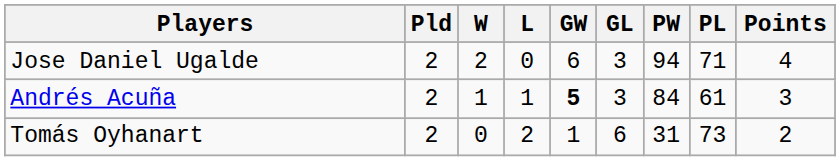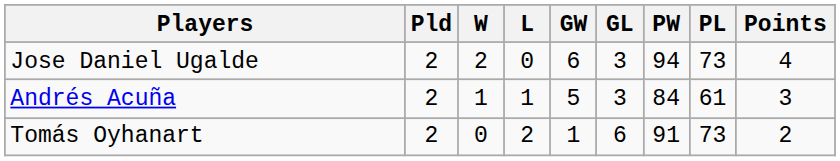(713, 61) 71 -> (713, 61) 73
(573, 99) bold -> (573, 99) normal
(666, 136) 31 -> (666, 136) 91
